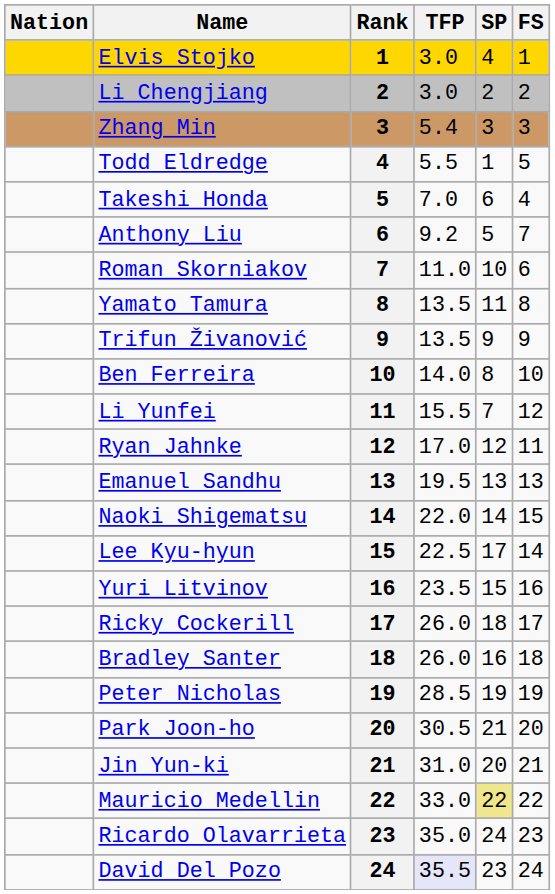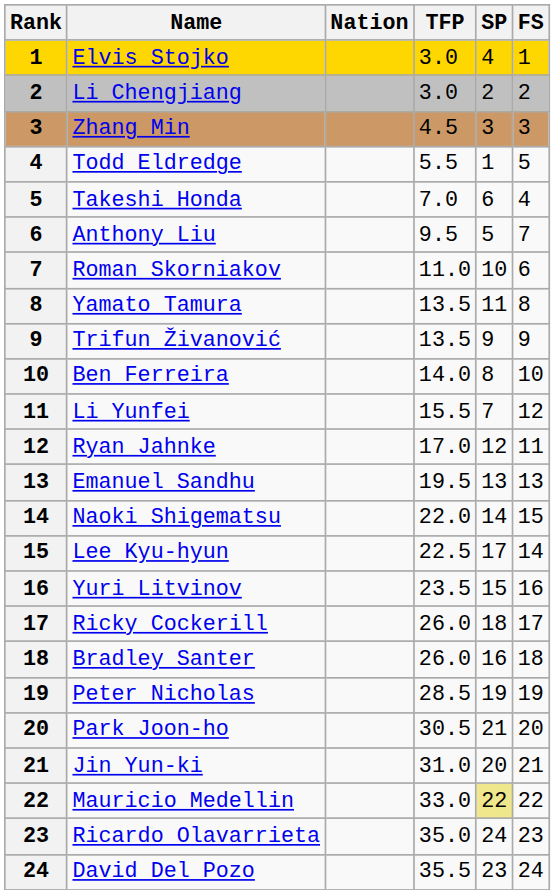columns swapped: (382, 23) <-> (49, 23)
(438, 129) 5.4 -> (438, 129) 4.5
(438, 235) 9.2 -> (438, 235) 9.5
(445, 872) lavender background -> (445, 872) no background
